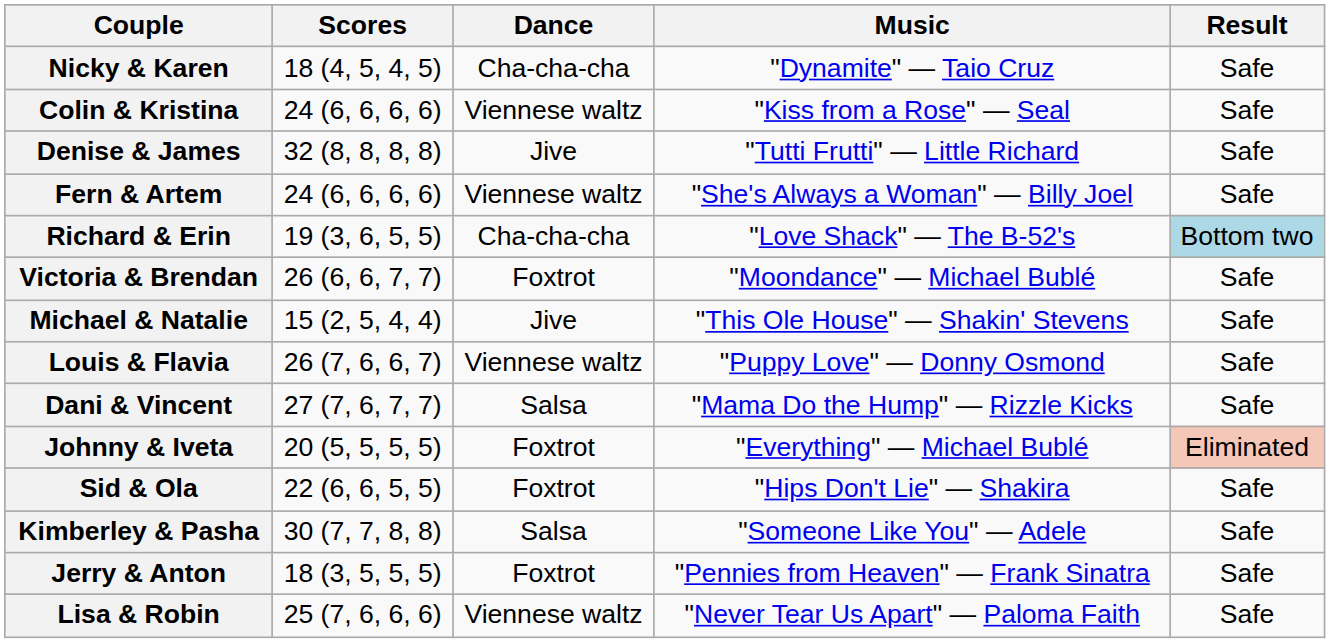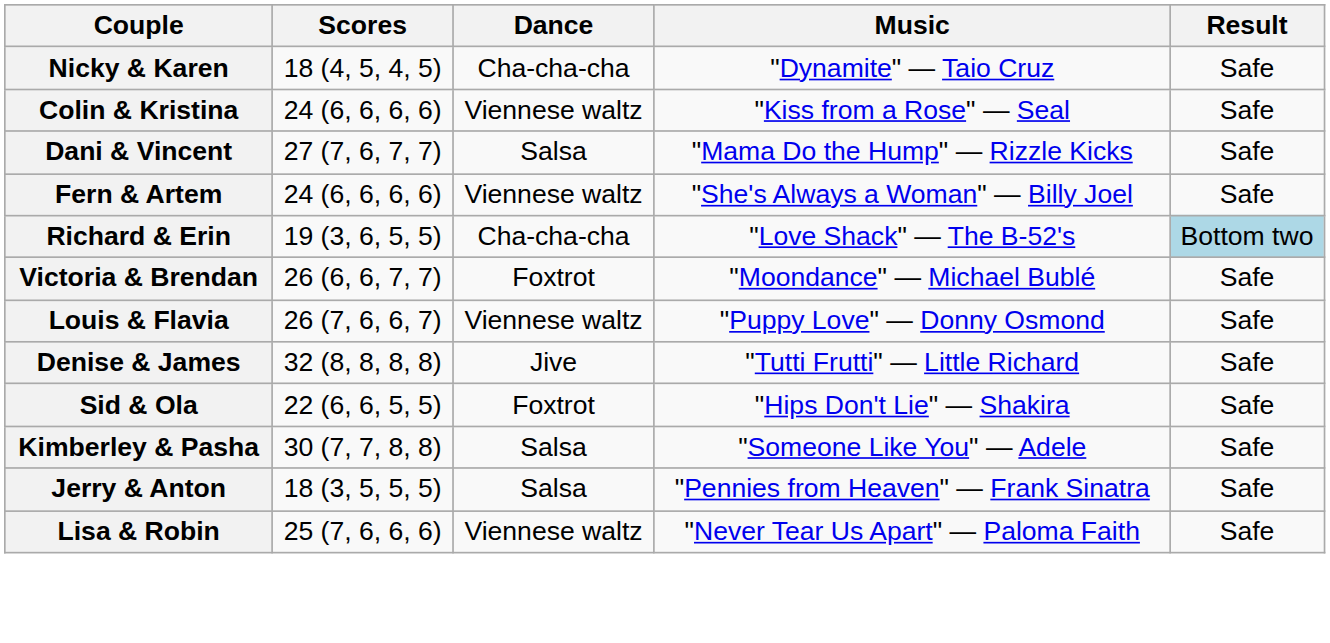rows swapped: (139, 404) <-> (139, 151)
- row: (139, 320)
- row: (139, 446)
(554, 573) Foxtrot -> (554, 488) Salsa
